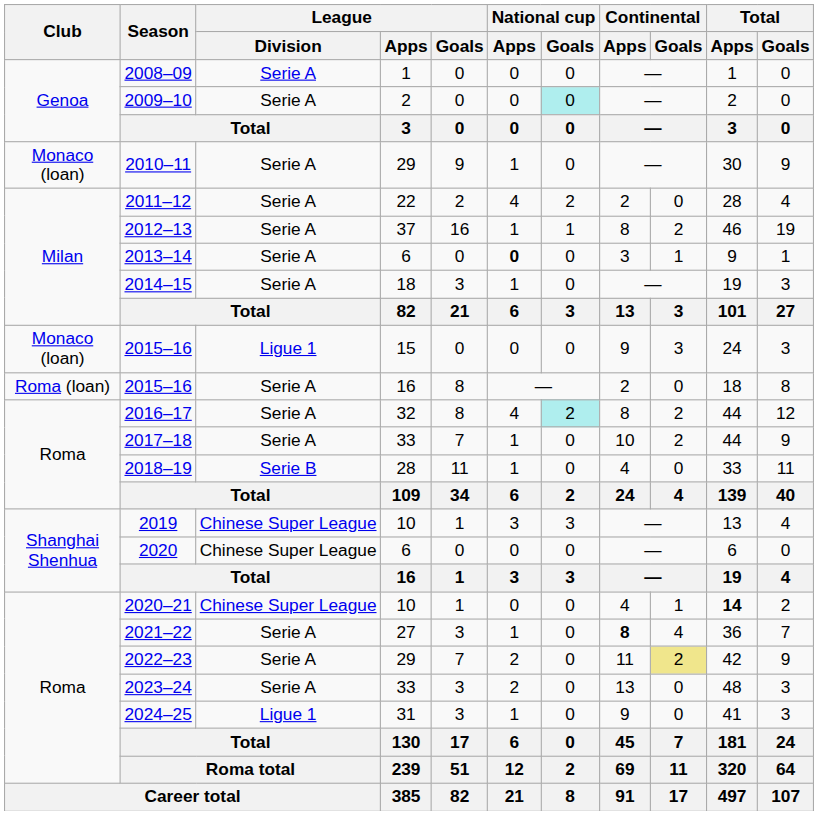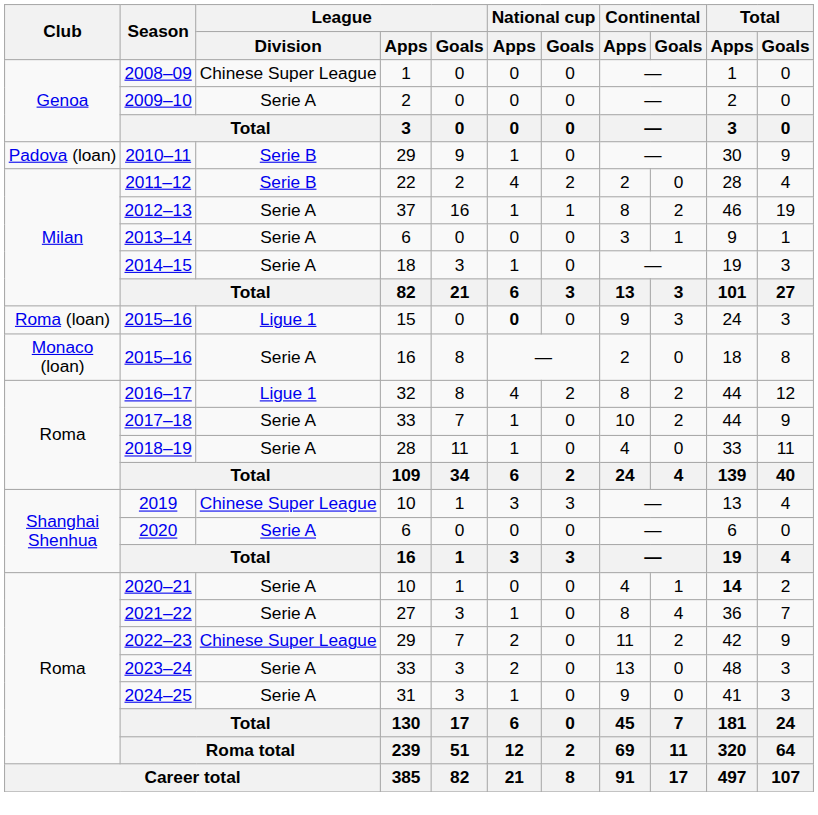(288, 73) Serie A -> (288, 73) Chinese Super League
(570, 100) paleturquoise background -> (570, 100) no background
(63, 164) Monaco (loan) -> (63, 155) Padova (loan)
(288, 164) Serie A -> (288, 155) Serie B
(288, 202) Serie A -> (288, 182) Serie B
(514, 256) bold -> (514, 237) normal
(63, 348) Monaco (loan) -> (63, 319) Roma (loan)
(514, 348) normal -> (514, 319) bold
(63, 385) Roma (loan) -> (63, 356) Monaco (loan)
(288, 413) Serie A -> (288, 393) Ligue 1
(570, 413) paleturquoise background -> (570, 393) no background
(288, 468) Serie B -> (288, 448) Serie A
(288, 550) Chinese Super League -> (288, 530) Serie A
(288, 605) Chinese Super League -> (288, 585) Serie A
(625, 632) bold -> (625, 613) normal
(288, 659) Serie A -> (288, 640) Chinese Super League
(678, 659) khaki background -> (678, 640) no background
(288, 714) Ligue 1 -> (288, 695) Serie A
